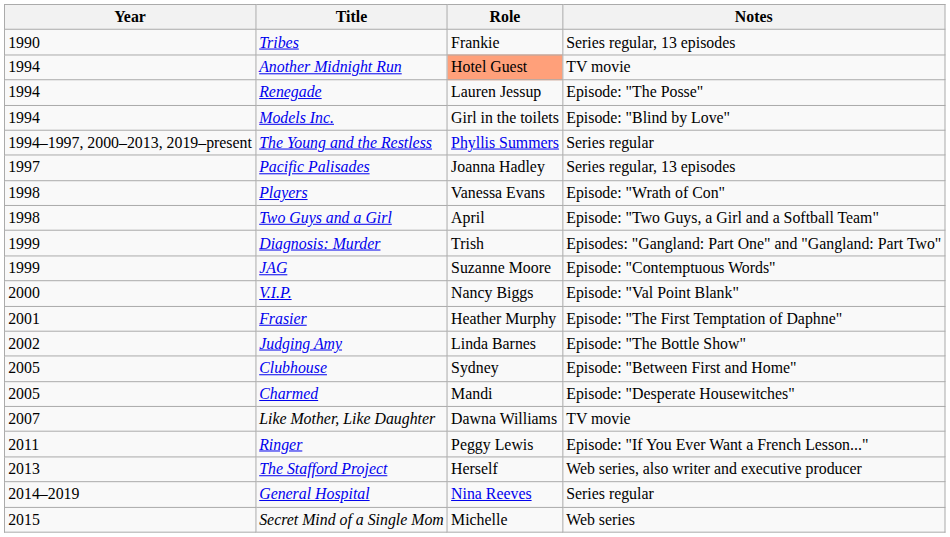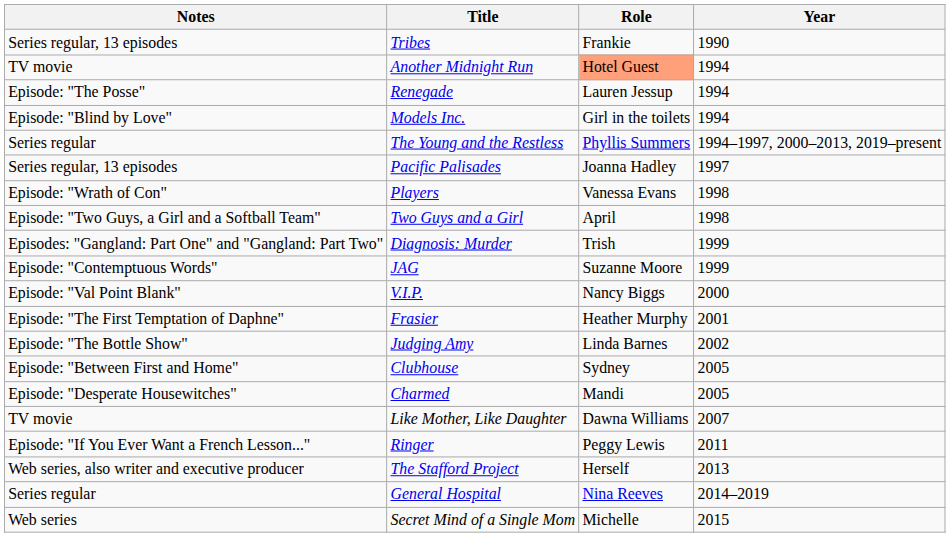columns swapped: (130, 17) <-> (754, 17)
